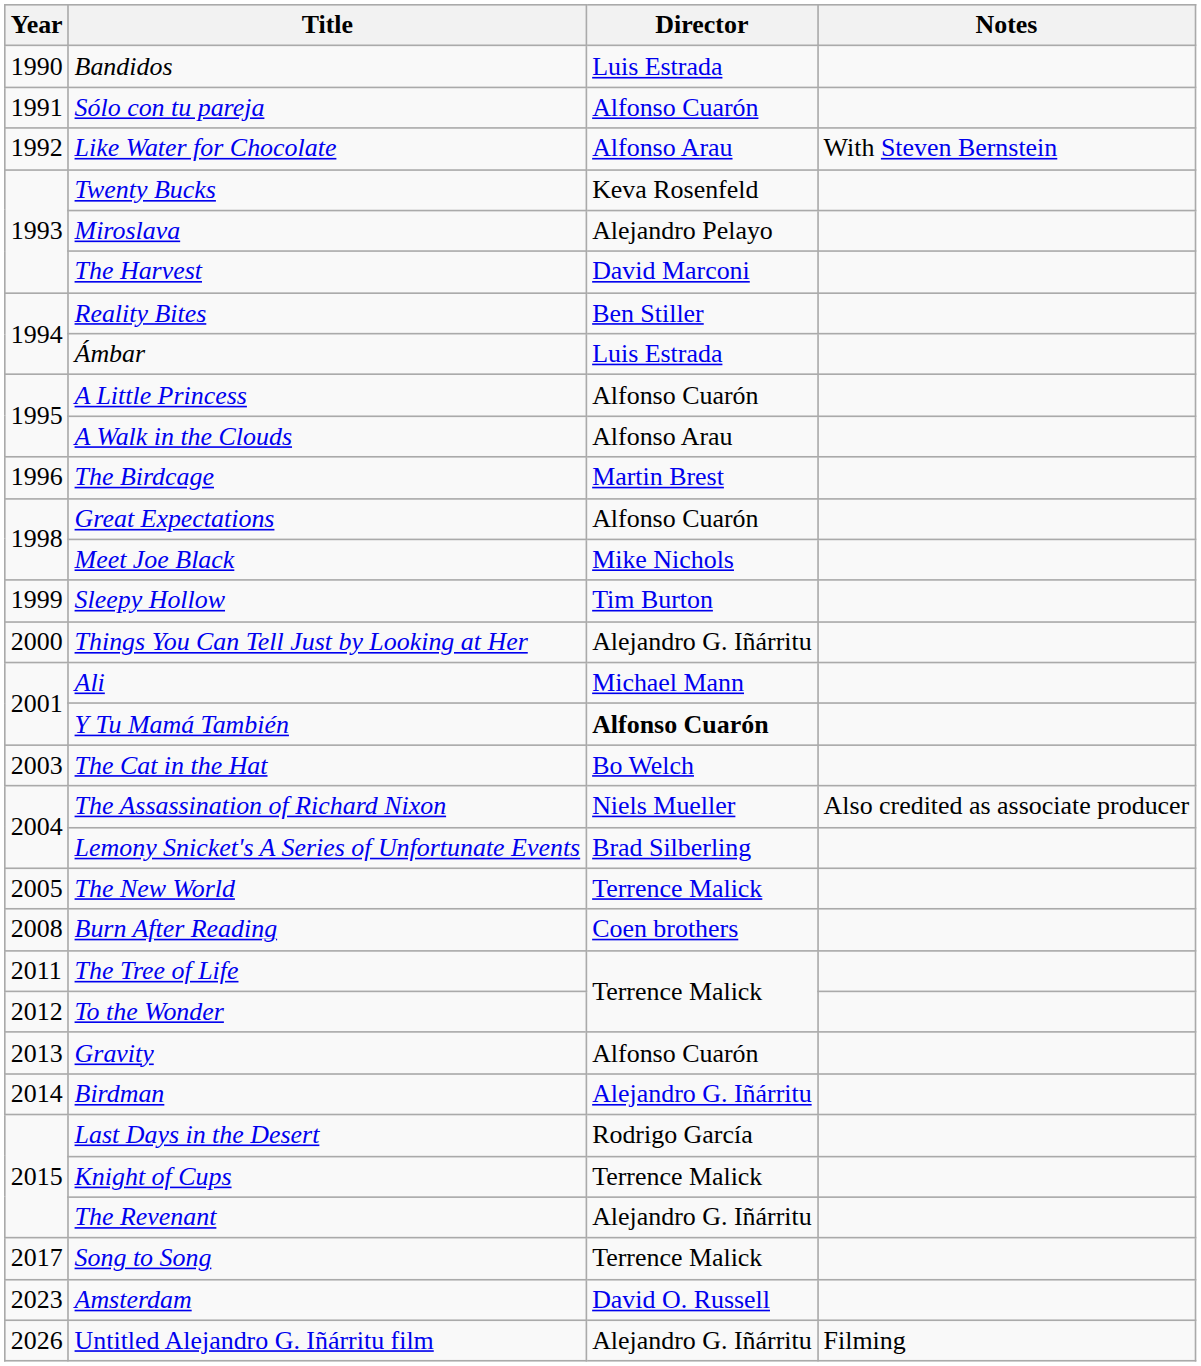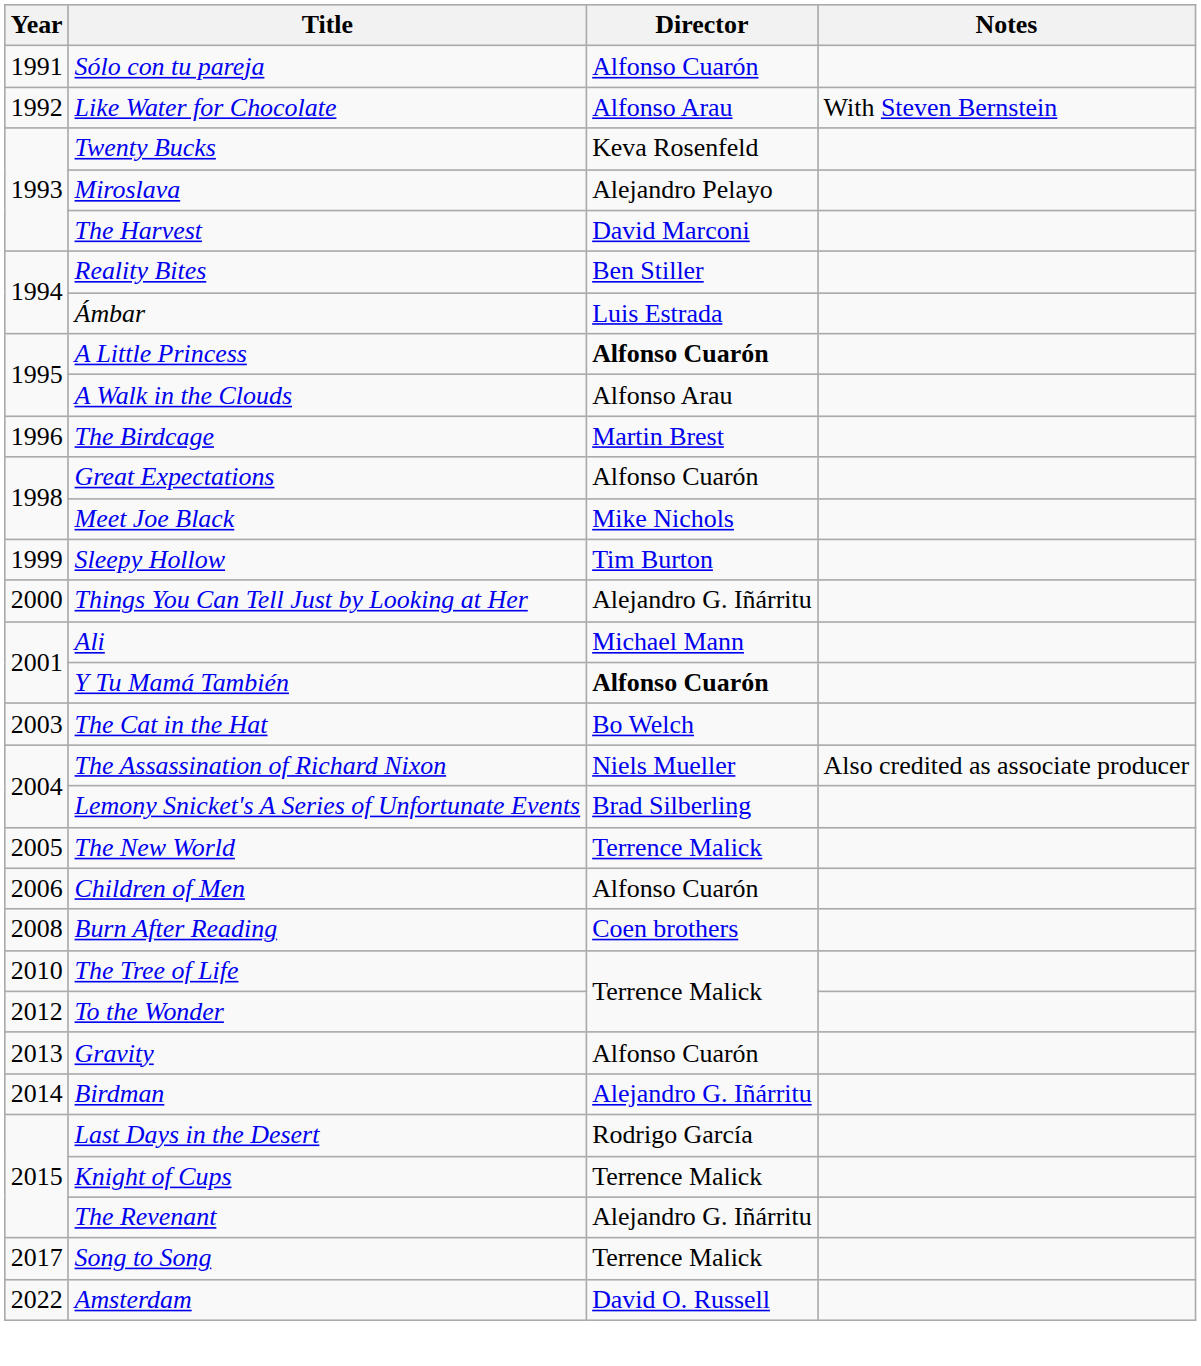- row: (124, 66)
(675, 395) normal -> (680, 353) bold
+ row: (160, 888)
(36, 970) 2011 -> (37, 970) 2010
(37, 1299) 2023 -> (37, 1299) 2022
- row: (254, 1340)
